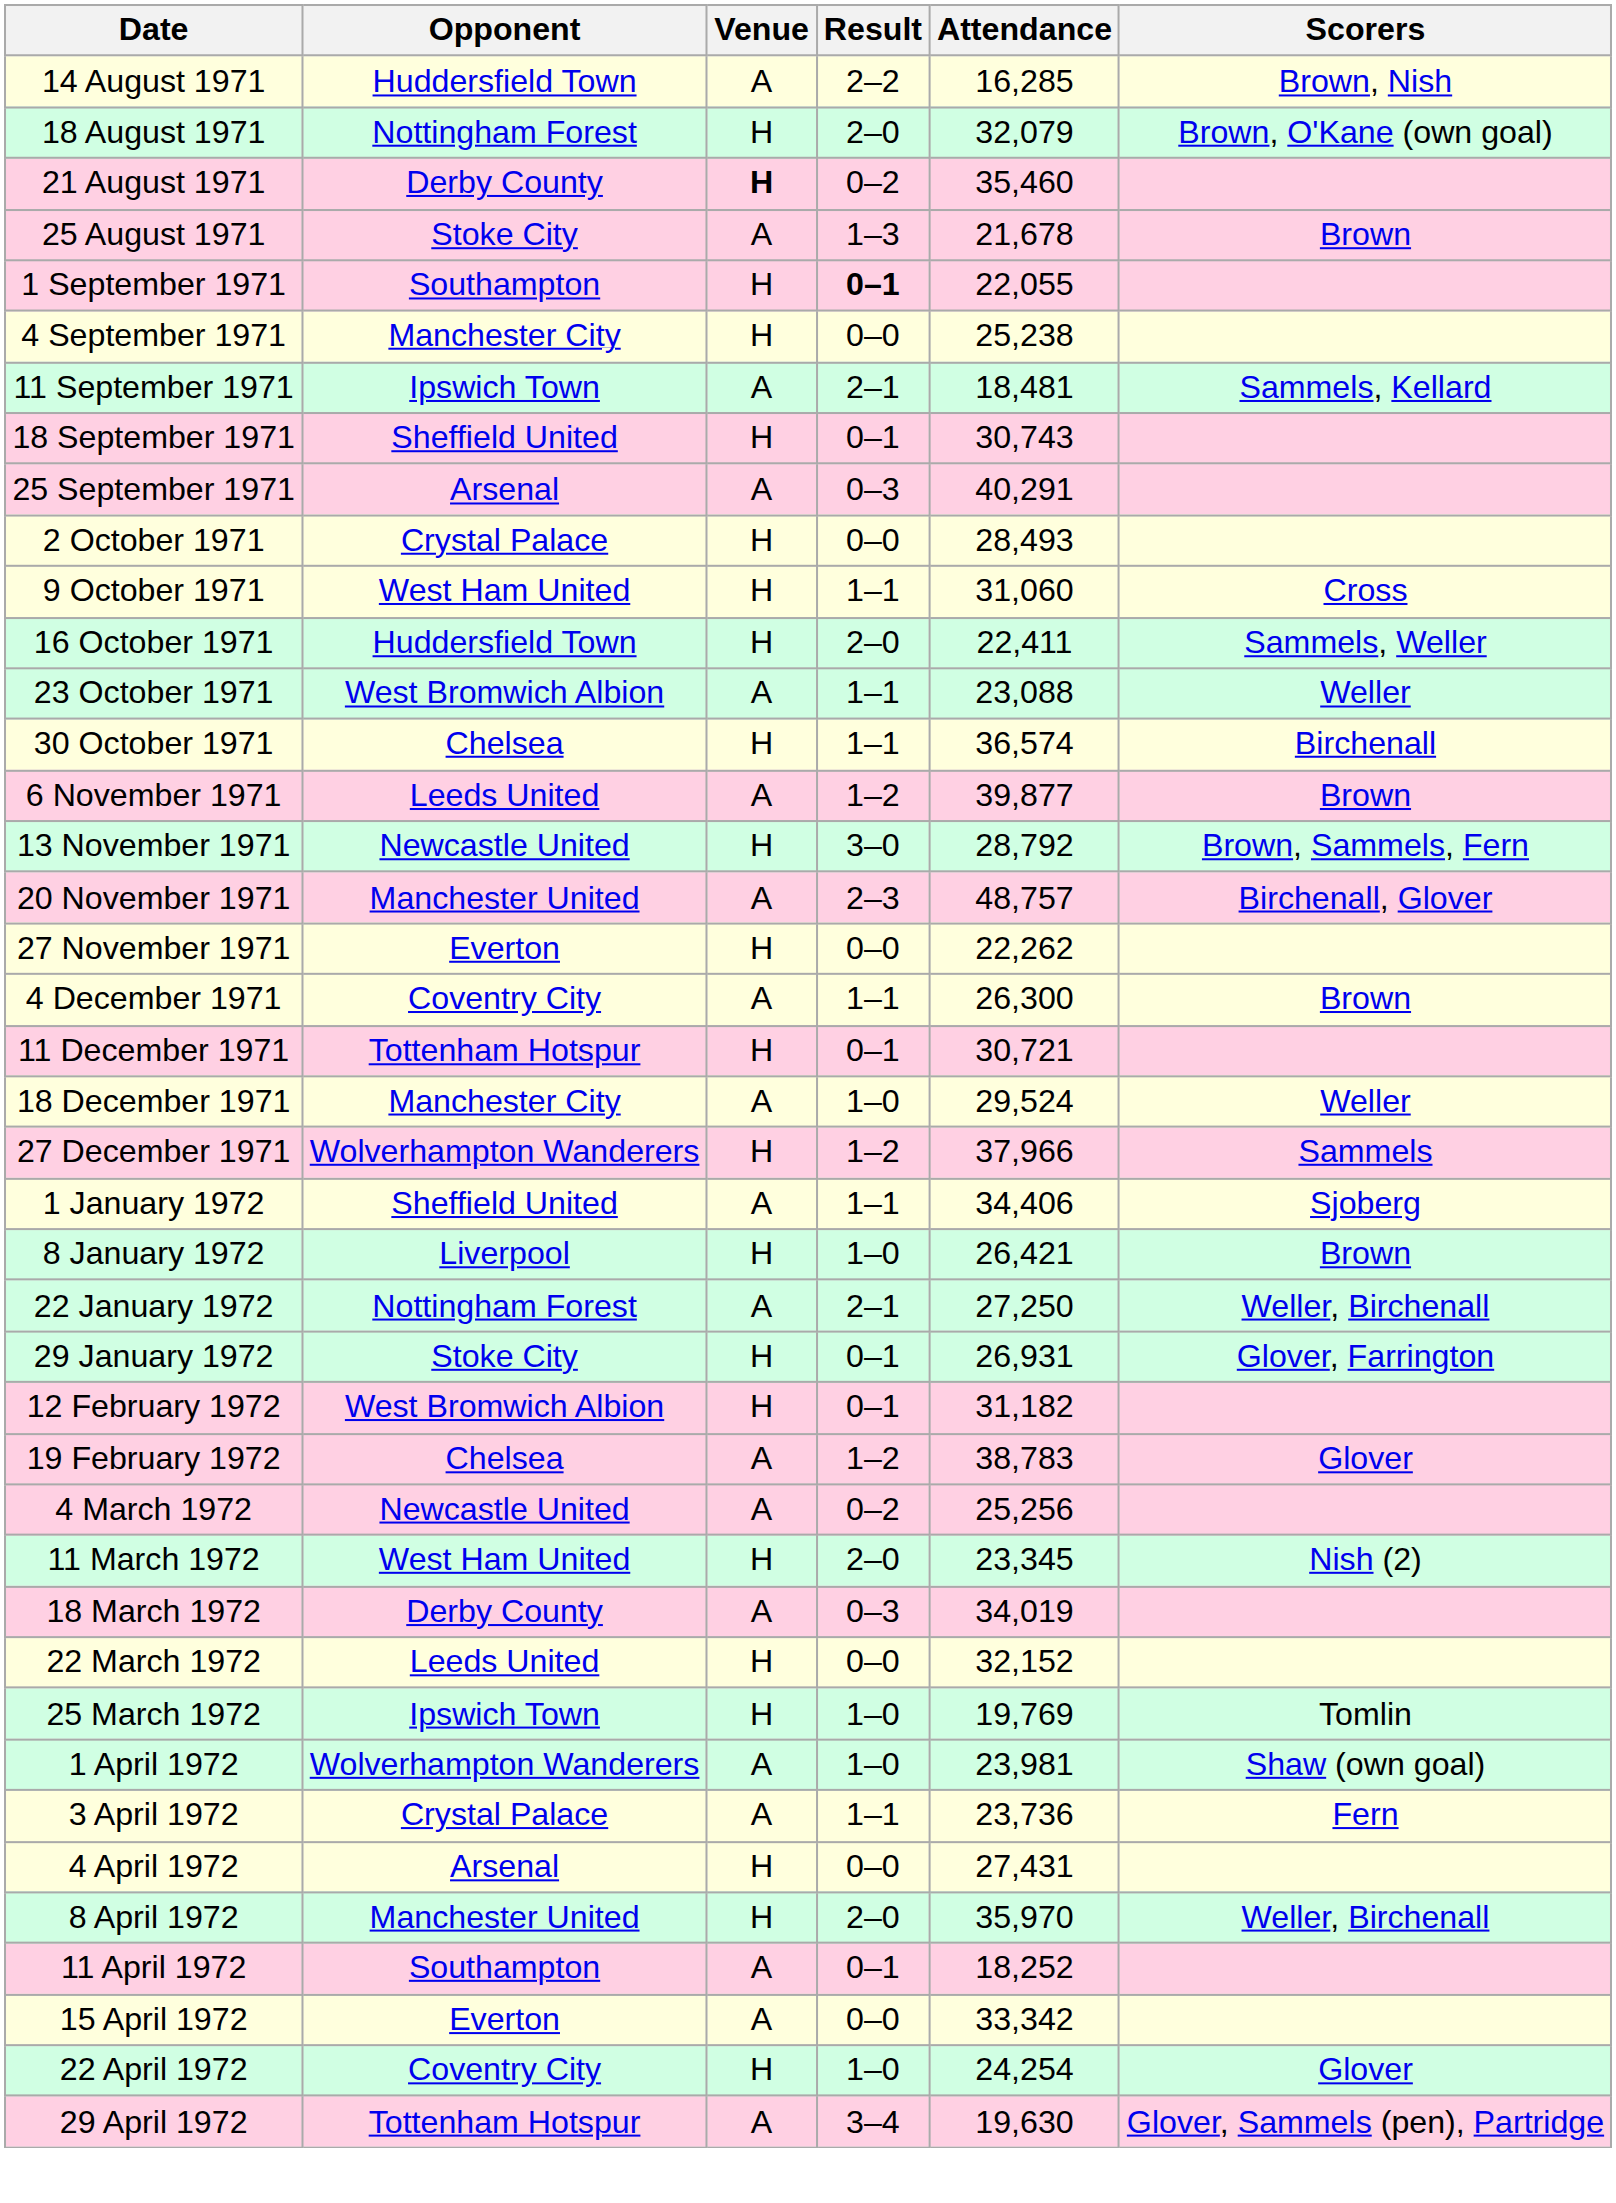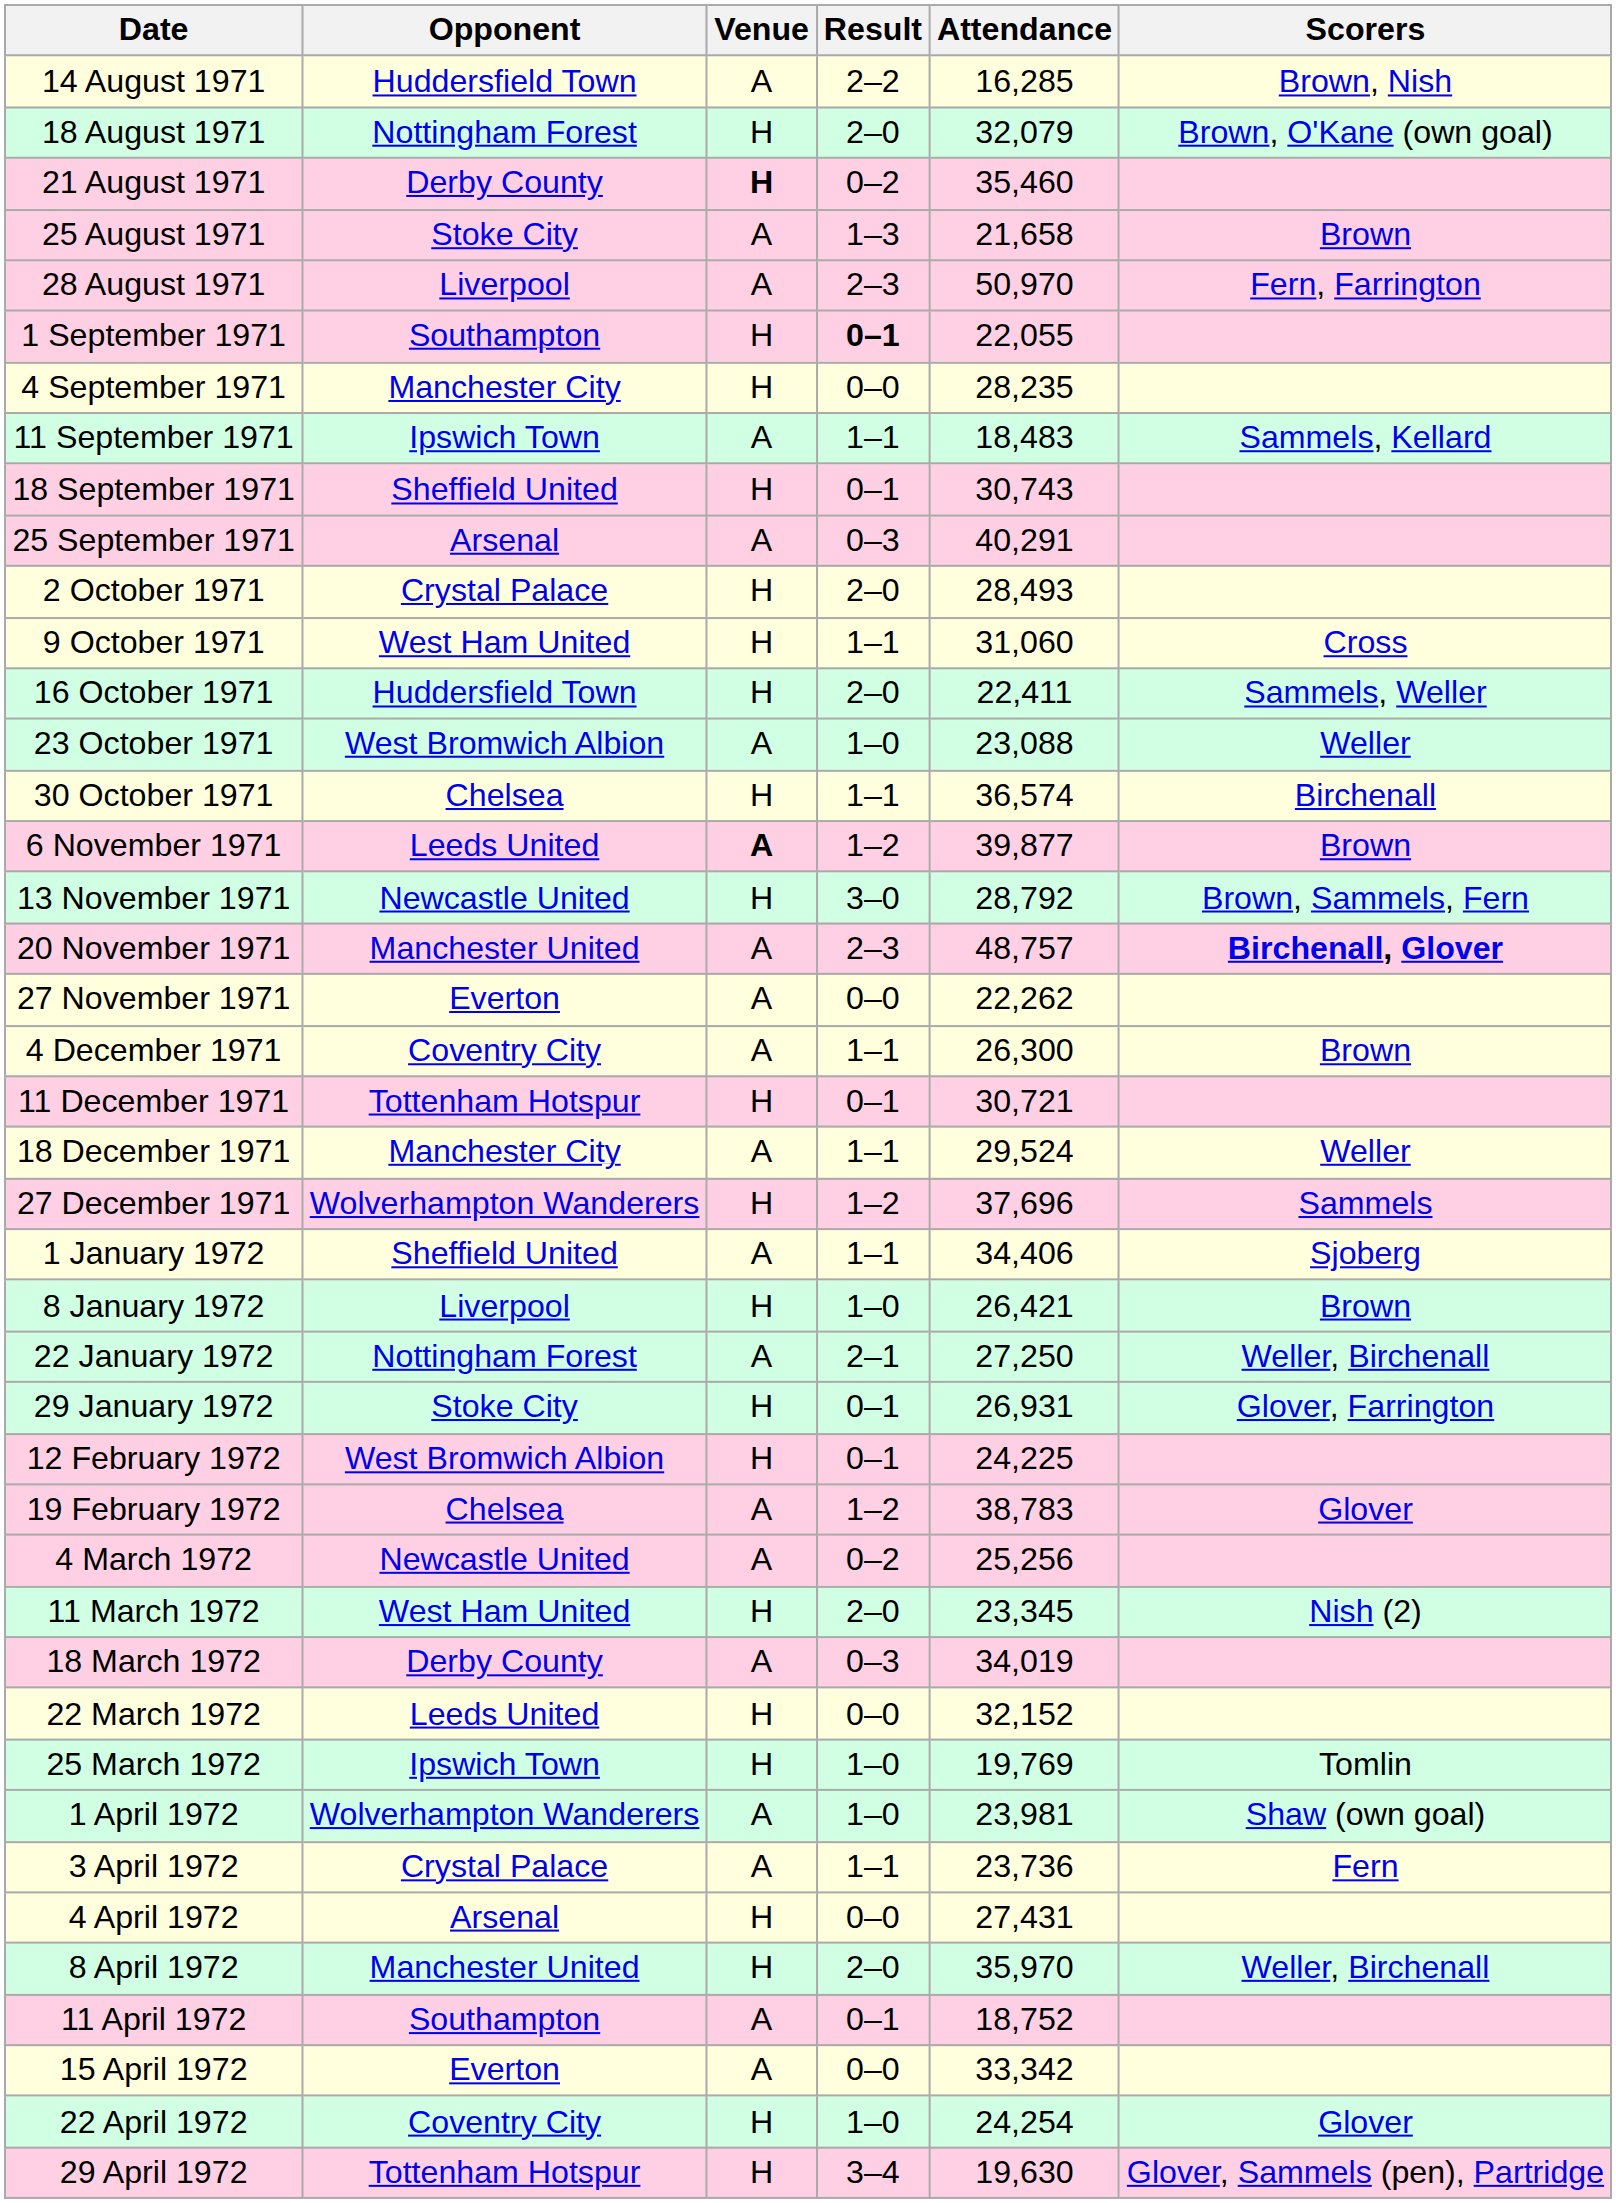(1024, 234) 21,678 -> (1024, 234) 21,658
+ row: (154, 285)
(1024, 336) 25,238 -> (1024, 387) 28,235
(873, 387) 2–1 -> (873, 438) 1–1
(1024, 387) 18,481 -> (1024, 438) 18,483
(873, 540) 0–0 -> (873, 591) 2–0
(873, 693) 1–1 -> (873, 744) 1–0
(762, 795) normal -> (762, 846) bold
(1365, 897) normal -> (1365, 948) bold
(762, 948) H -> (762, 999) A
(873, 1101) 1–0 -> (873, 1152) 1–1
(1024, 1152) 37,966 -> (1024, 1203) 37,696
(1024, 1407) 31,182 -> (1024, 1458) 24,225
(1024, 1968) 18,252 -> (1024, 2019) 18,752
(762, 2121) A -> (762, 2172) H
